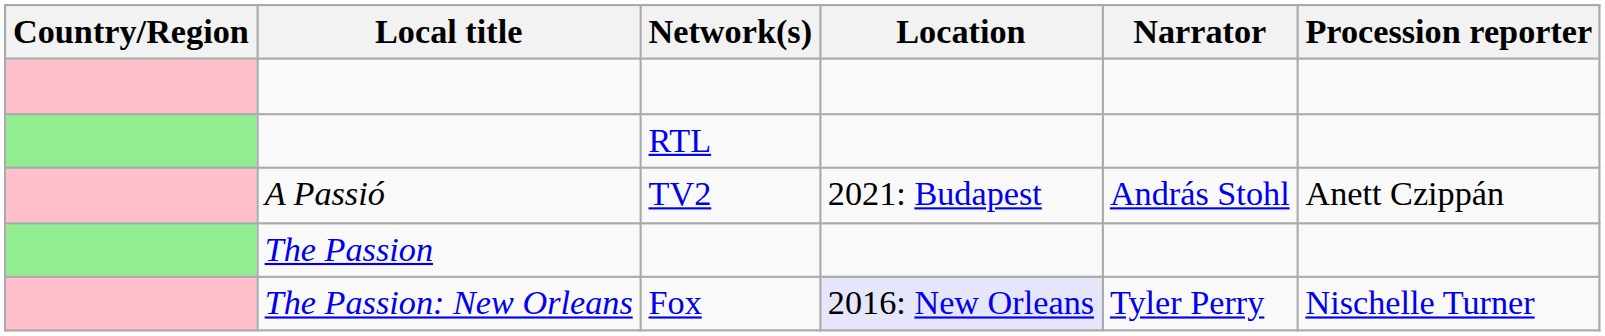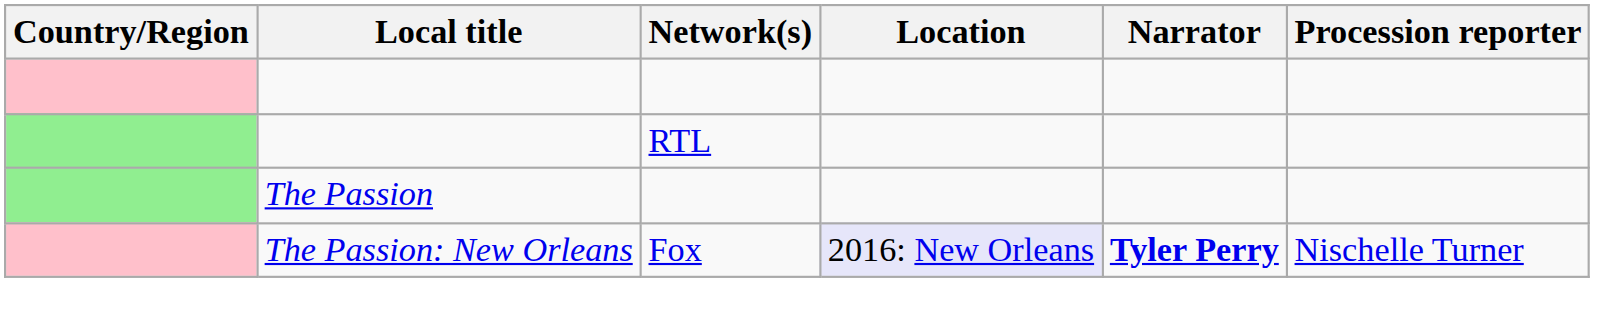- row: (325, 194)
(1187, 303) normal -> (1194, 248) bold
